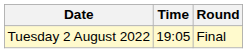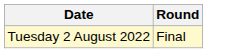- column: (173, 15)
